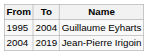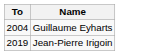- column: (19, 12)
